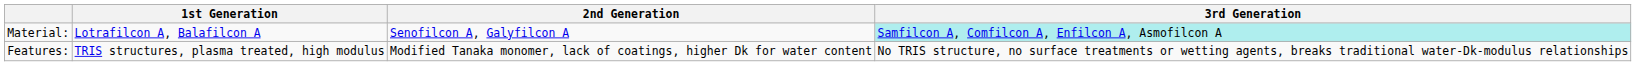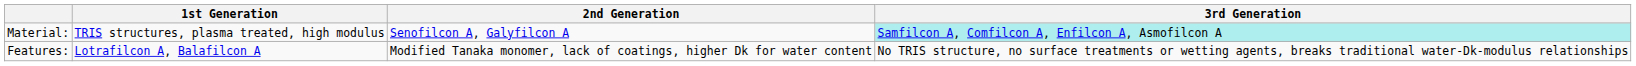(168, 32) Lotrafilcon A, Balafilcon A -> (230, 32) TRIS structures, plasma treated, high modulus
(230, 51) TRIS structures, plasma treated, high modulus -> (168, 51) Lotrafilcon A, Balafilcon A
